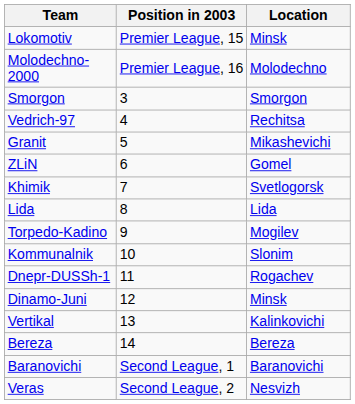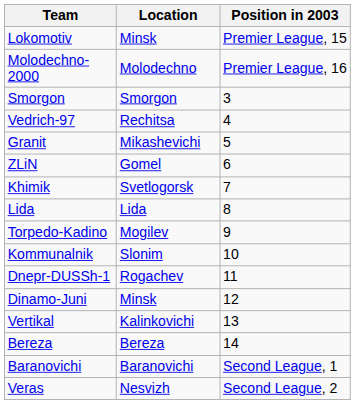columns swapped: (298, 15) <-> (182, 15)
